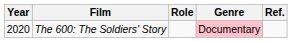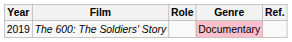(18, 29) 2020 -> (18, 29) 2019
